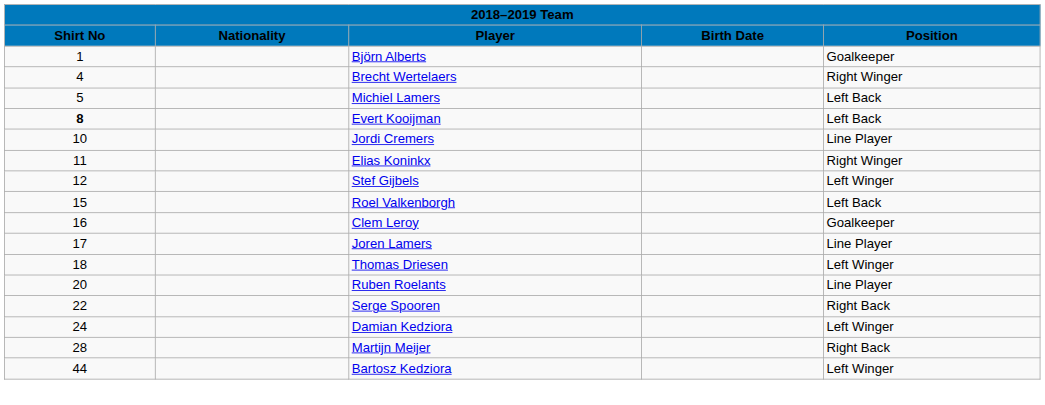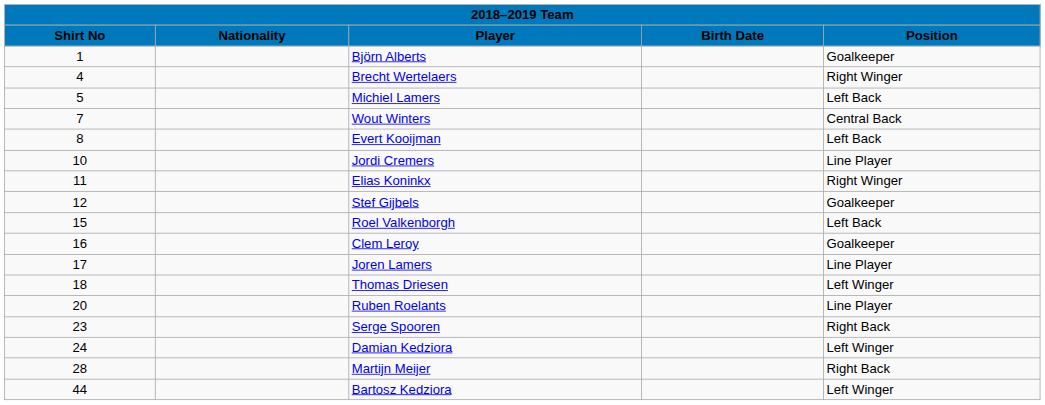+ row: (391, 118)
(80, 118) bold -> (80, 139) normal
(860, 181) Left Winger -> (860, 202) Goalkeeper
(80, 306) 22 -> (80, 327) 23
